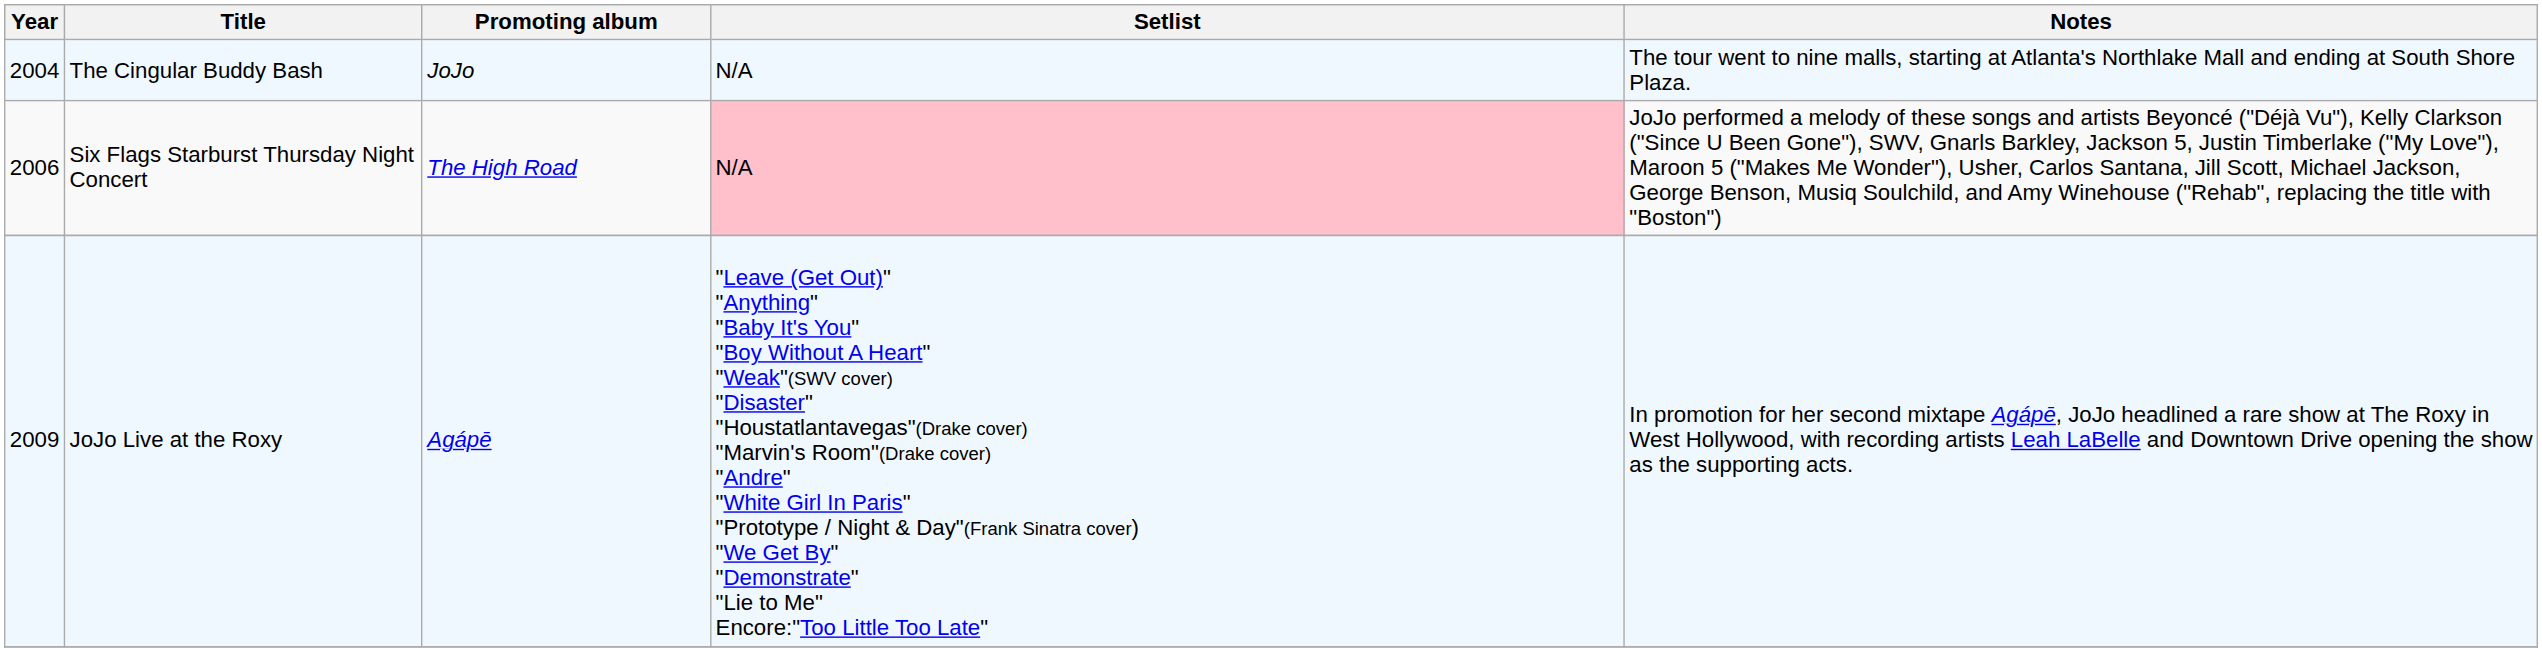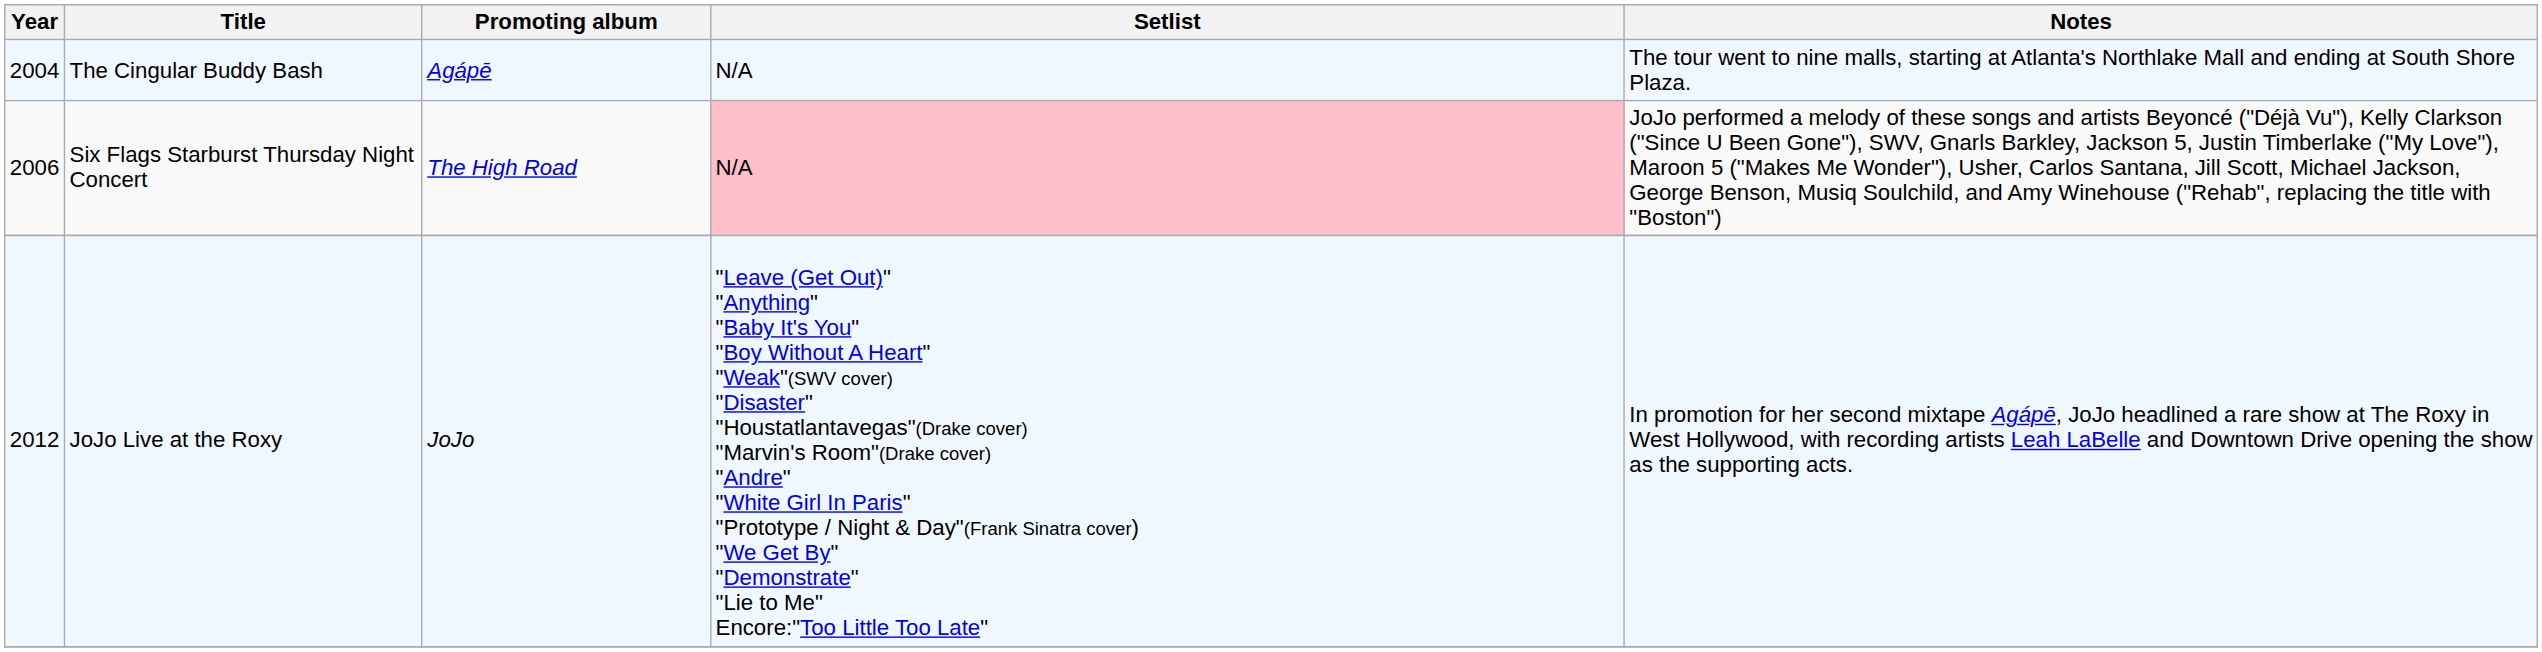(451, 69) JoJo -> (459, 69) Agápē
(35, 440) 2009 -> (35, 440) 2012
(459, 440) Agápē -> (451, 440) JoJo
